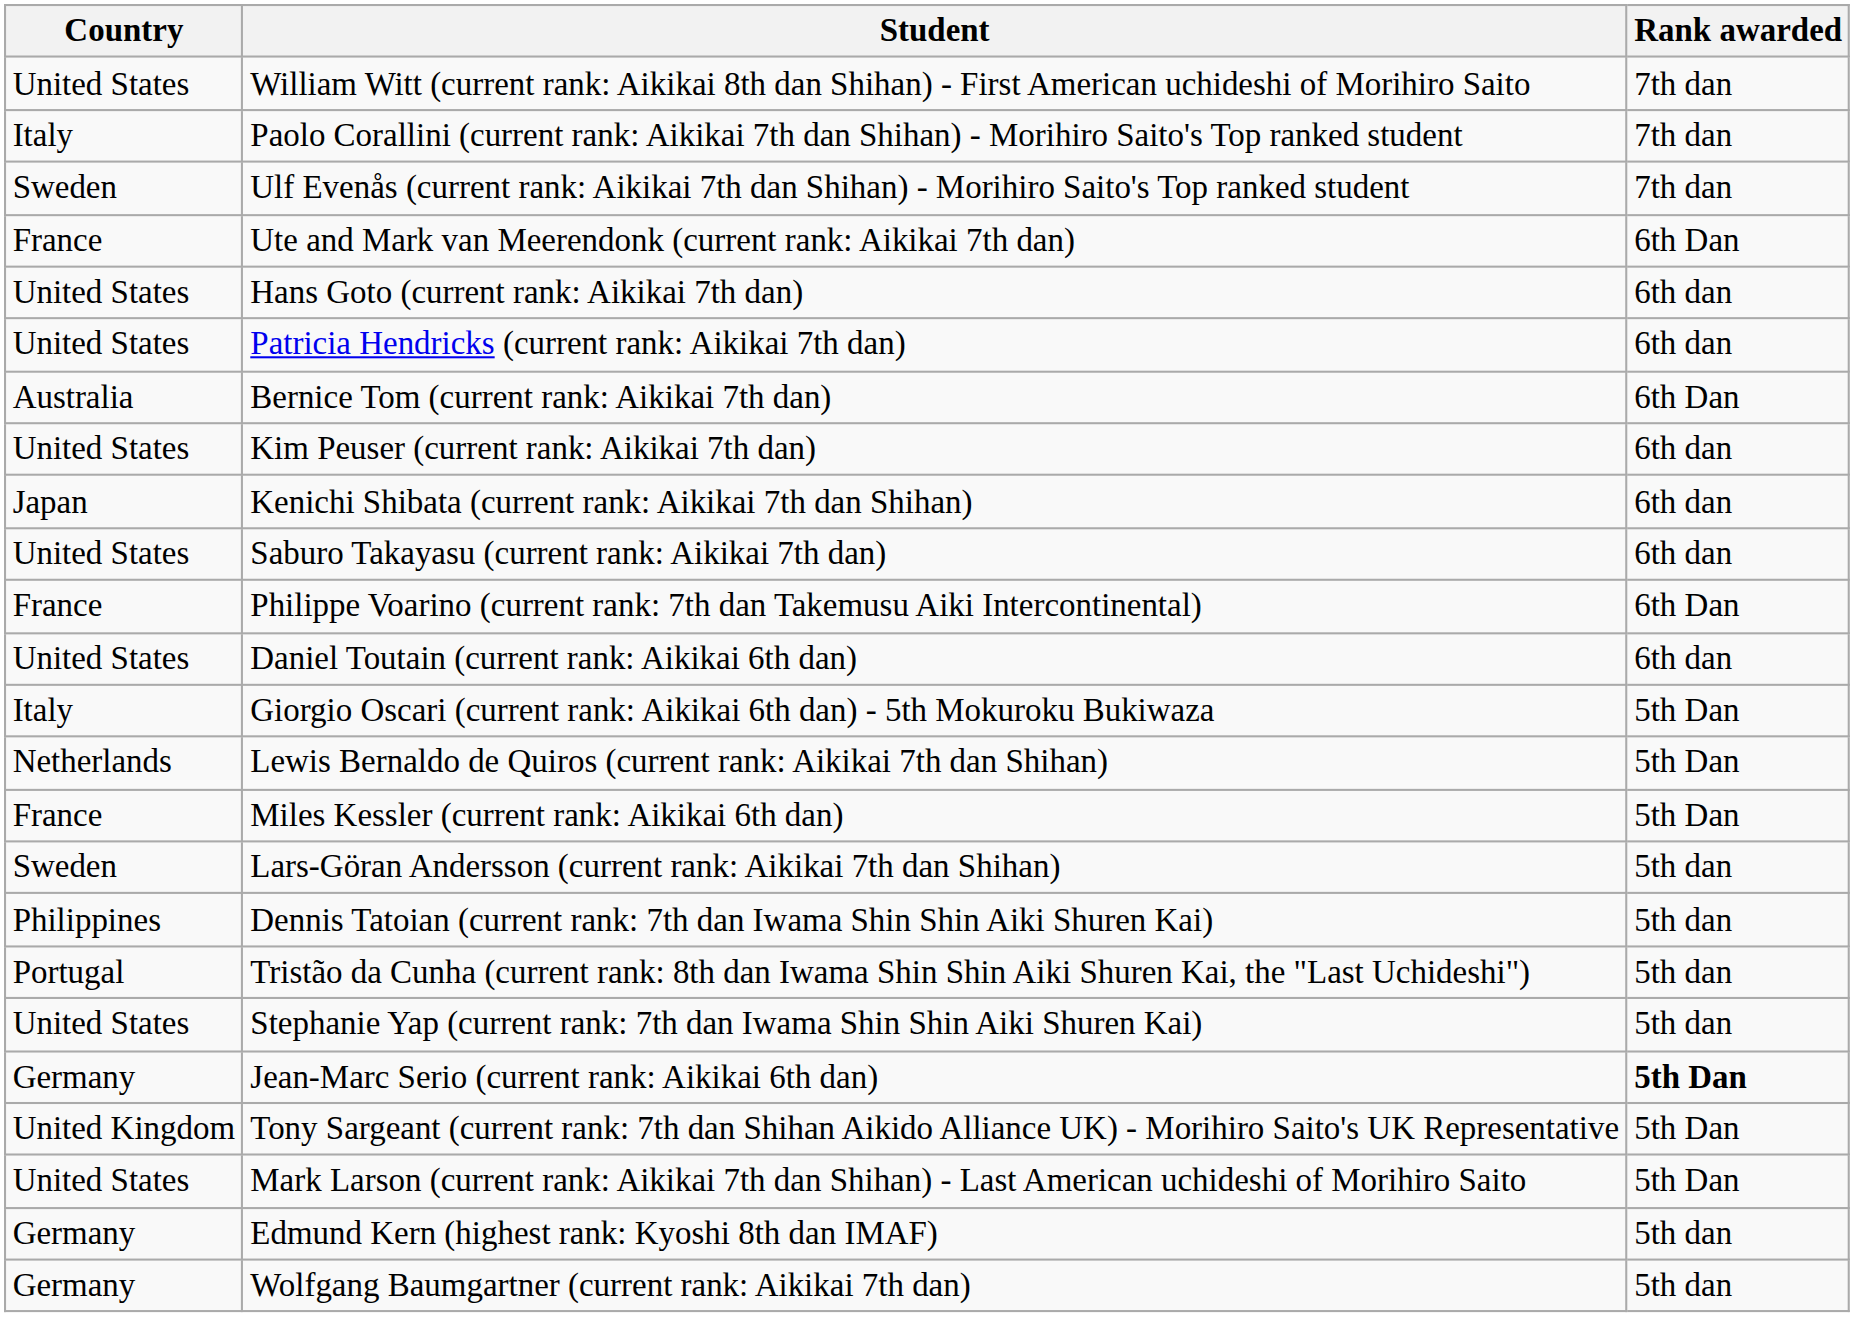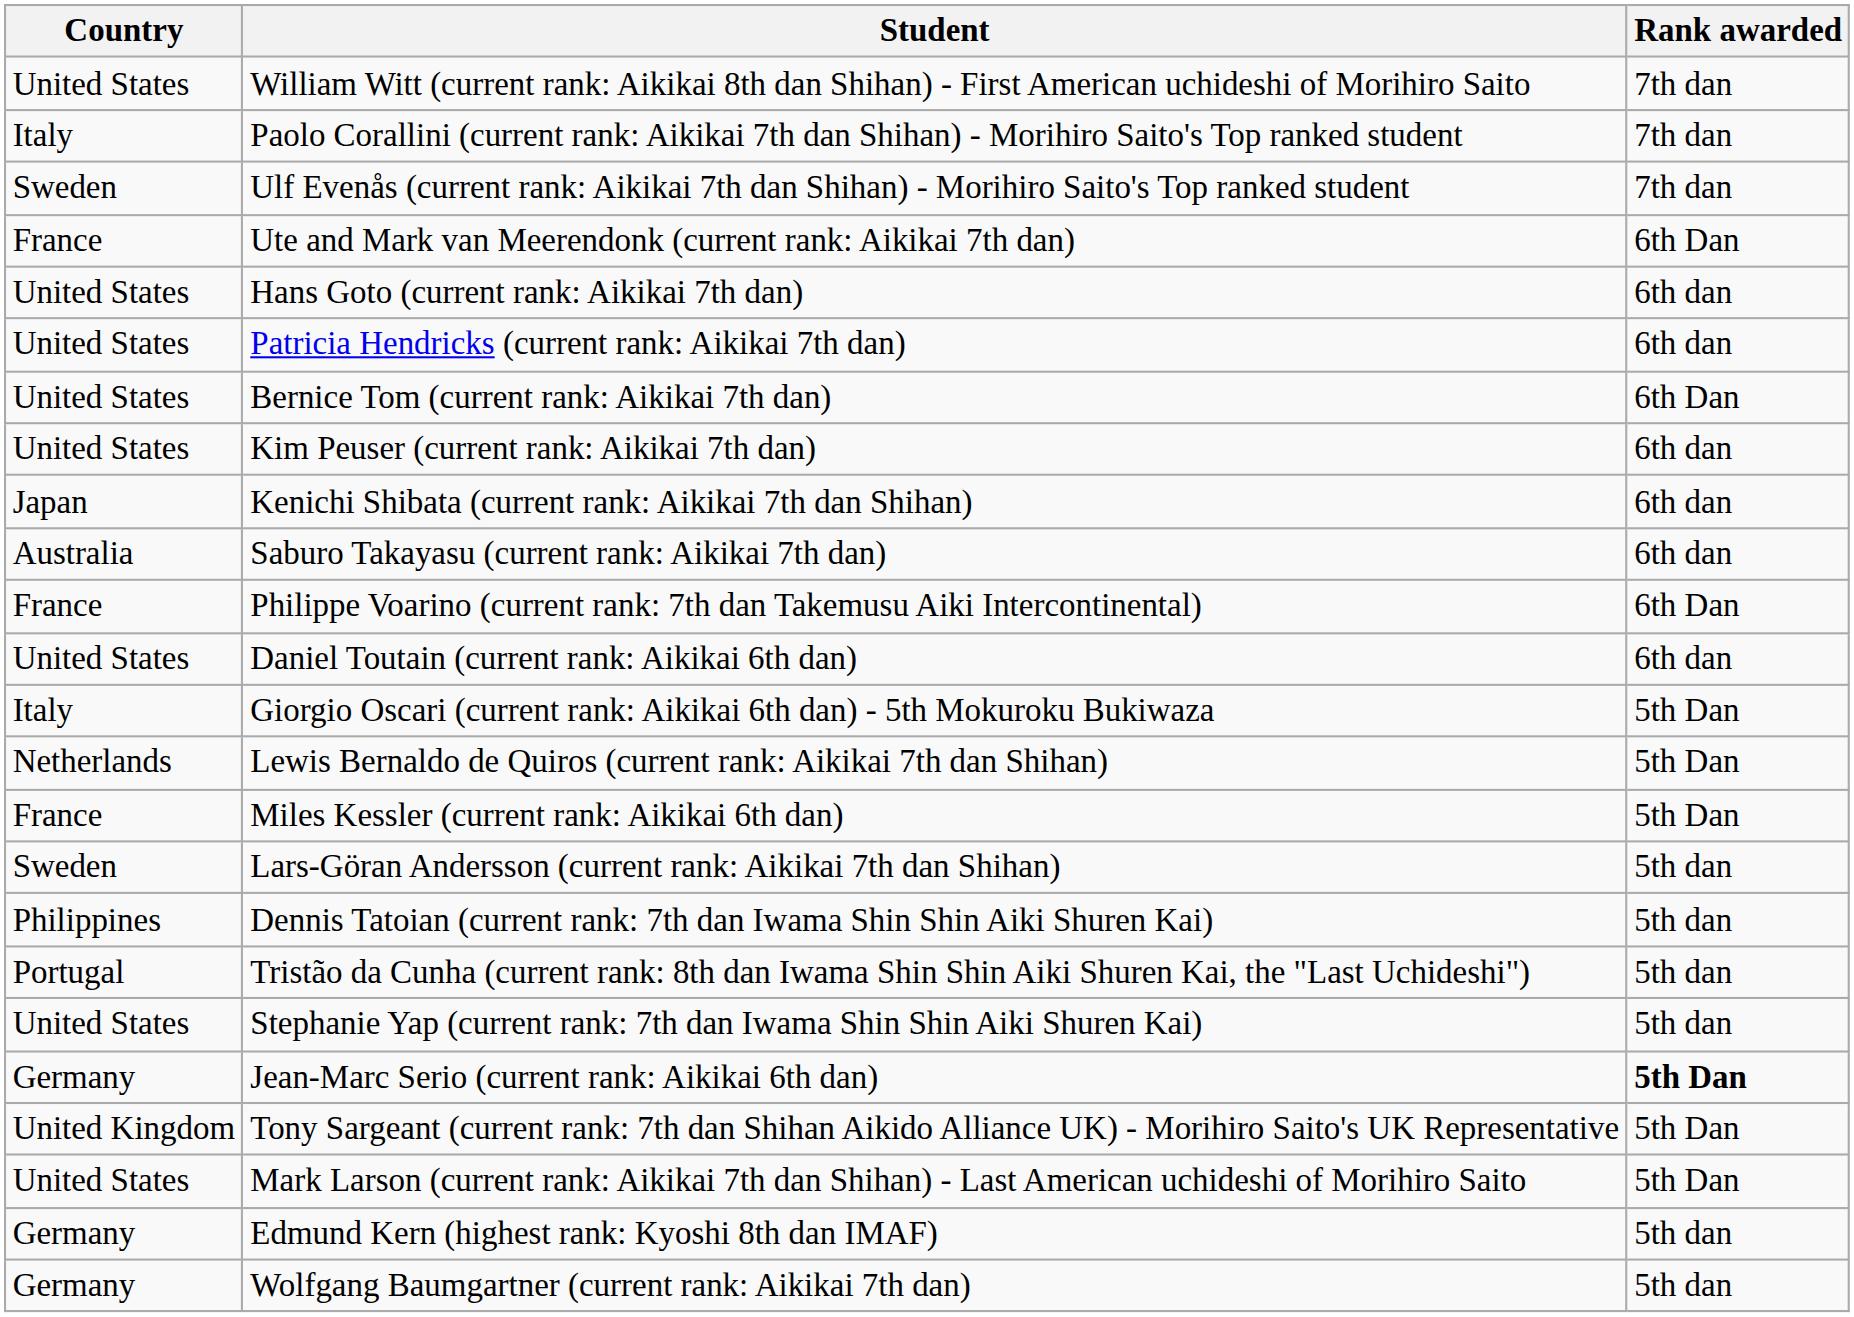(73, 396) Australia -> (101, 396) United States
(101, 553) United States -> (73, 553) Australia
